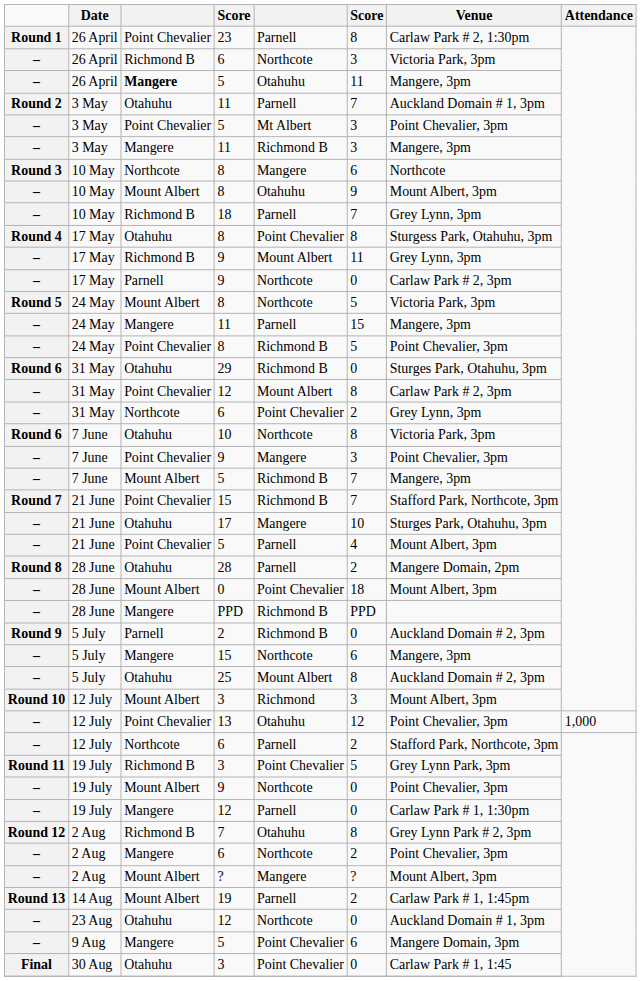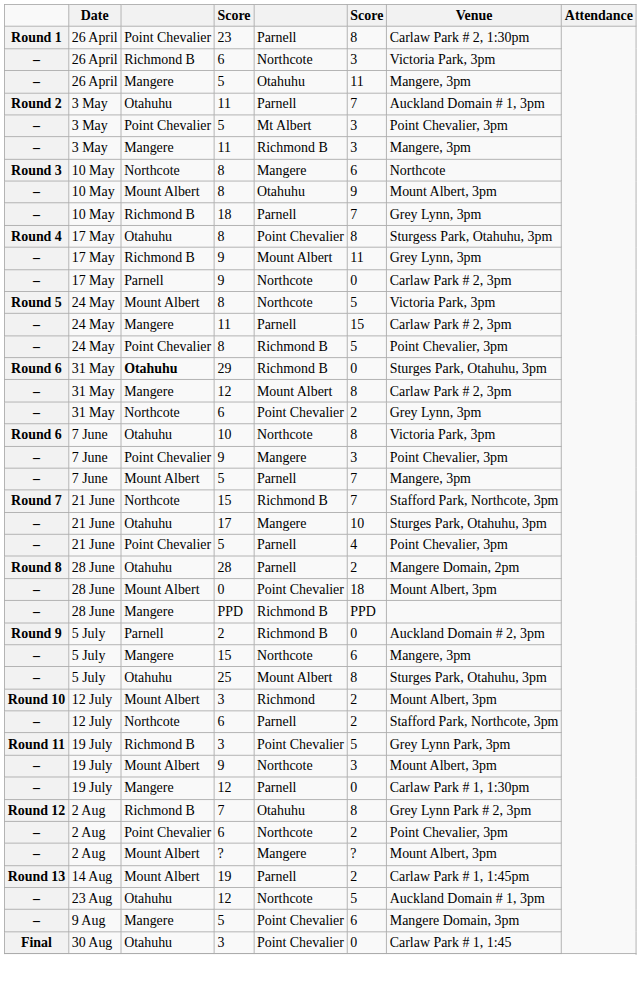(151, 81) bold -> (149, 81) normal
(430, 324) Mangere, 3pm -> (451, 324) Carlaw Park # 2, 3pm
(148, 368) normal -> (151, 368) bold
(168, 390) Point Chevalier -> (149, 390) Mangere
(292, 479) Richmond B -> (277, 479) Parnell
(168, 501) Point Chevalier -> (152, 501) Northcote
(443, 545) Mount Albert, 3pm -> (449, 545) Point Chevalier, 3pm
(467, 677) Auckland Domain # 2, 3pm -> (468, 677) Sturges Park, Otahuhu, 3pm
(354, 699) 3 -> (354, 699) 2
- row: (92, 721)
(354, 788) 0 -> (354, 766) 3
(449, 788) Point Chevalier, 3pm -> (443, 766) Mount Albert, 3pm
(149, 854) Mangere -> (168, 832) Point Chevalier
(354, 920) 0 -> (354, 898) 5
